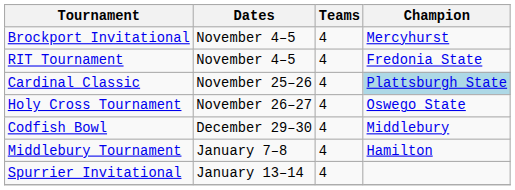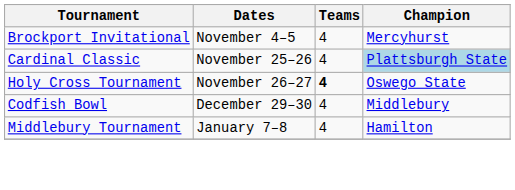- row: (66, 61)
(323, 106) normal -> (323, 83) bold
- row: (95, 173)
